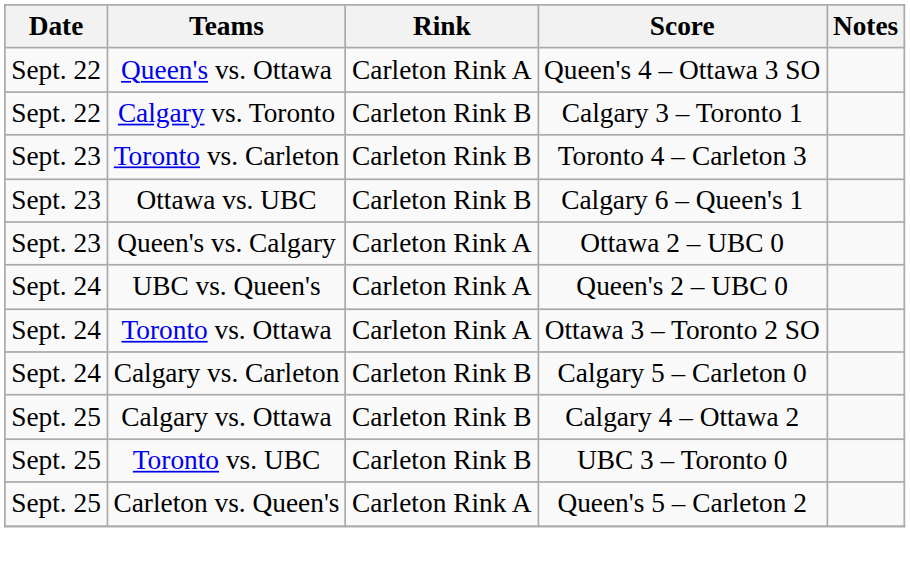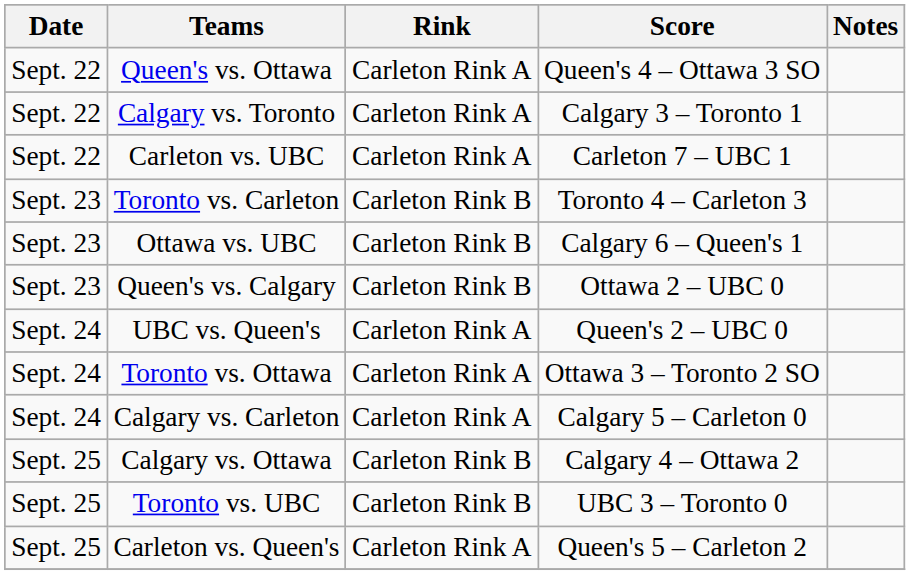(442, 112) Carleton Rink B -> (442, 112) Carleton Rink A
+ row: (226, 156)
(442, 243) Carleton Rink A -> (442, 286) Carleton Rink B
(442, 373) Carleton Rink B -> (442, 416) Carleton Rink A
